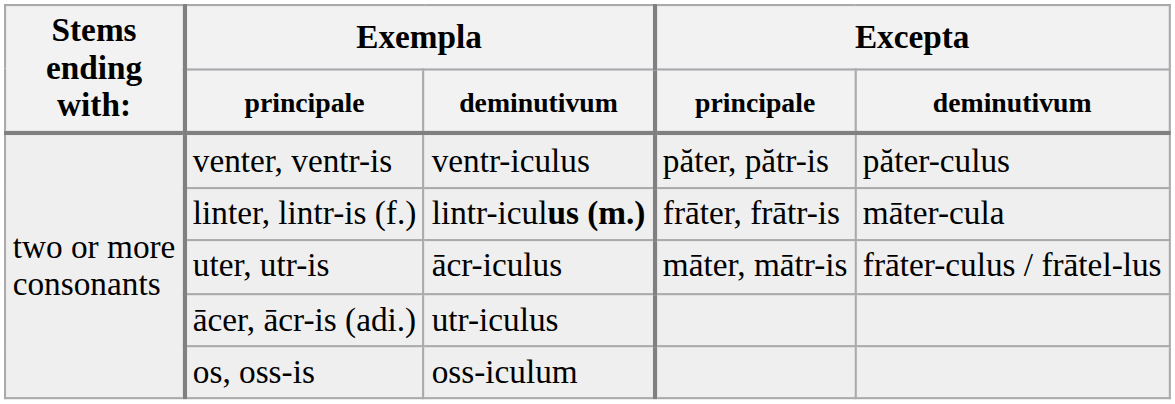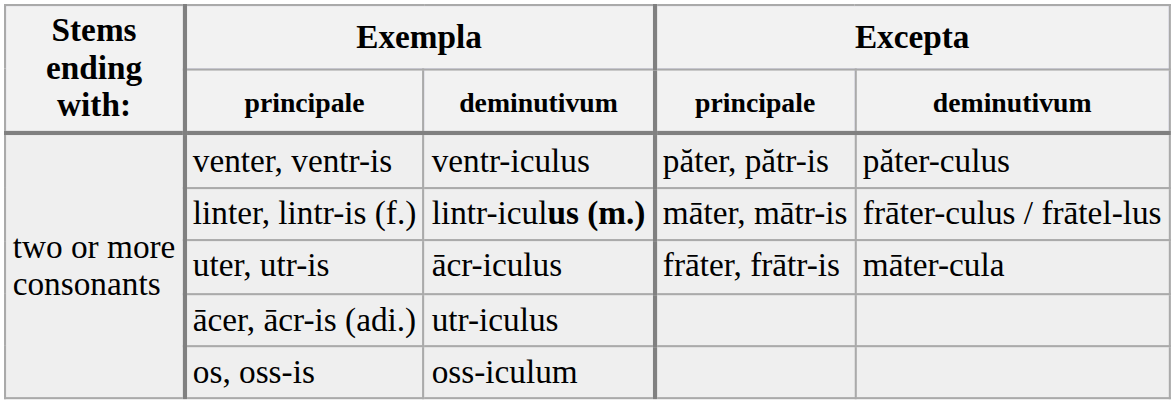(751, 213) frāter, frātr-is -> (755, 213) māter, mātr-is
(934, 213) māter-cula -> (1012, 213) frāter-culus / frātel-lus
(755, 266) māter, mātr-is -> (751, 266) frāter, frātr-is
(1012, 266) frāter-culus / frātel-lus -> (934, 266) māter-cula
